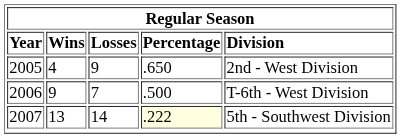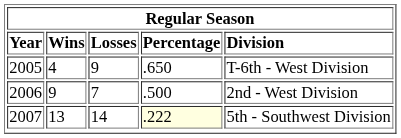(292, 67) 2nd - West Division -> (297, 67) T-6th - West Division
(297, 92) T-6th - West Division -> (292, 92) 2nd - West Division
